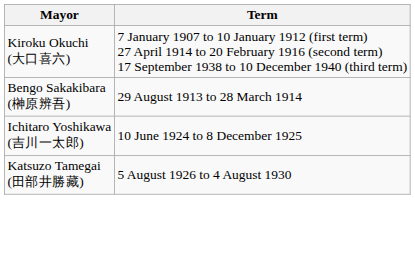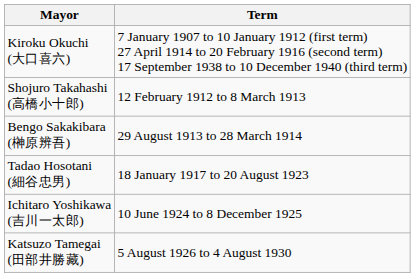+ row: (58, 96)
+ row: (50, 173)
